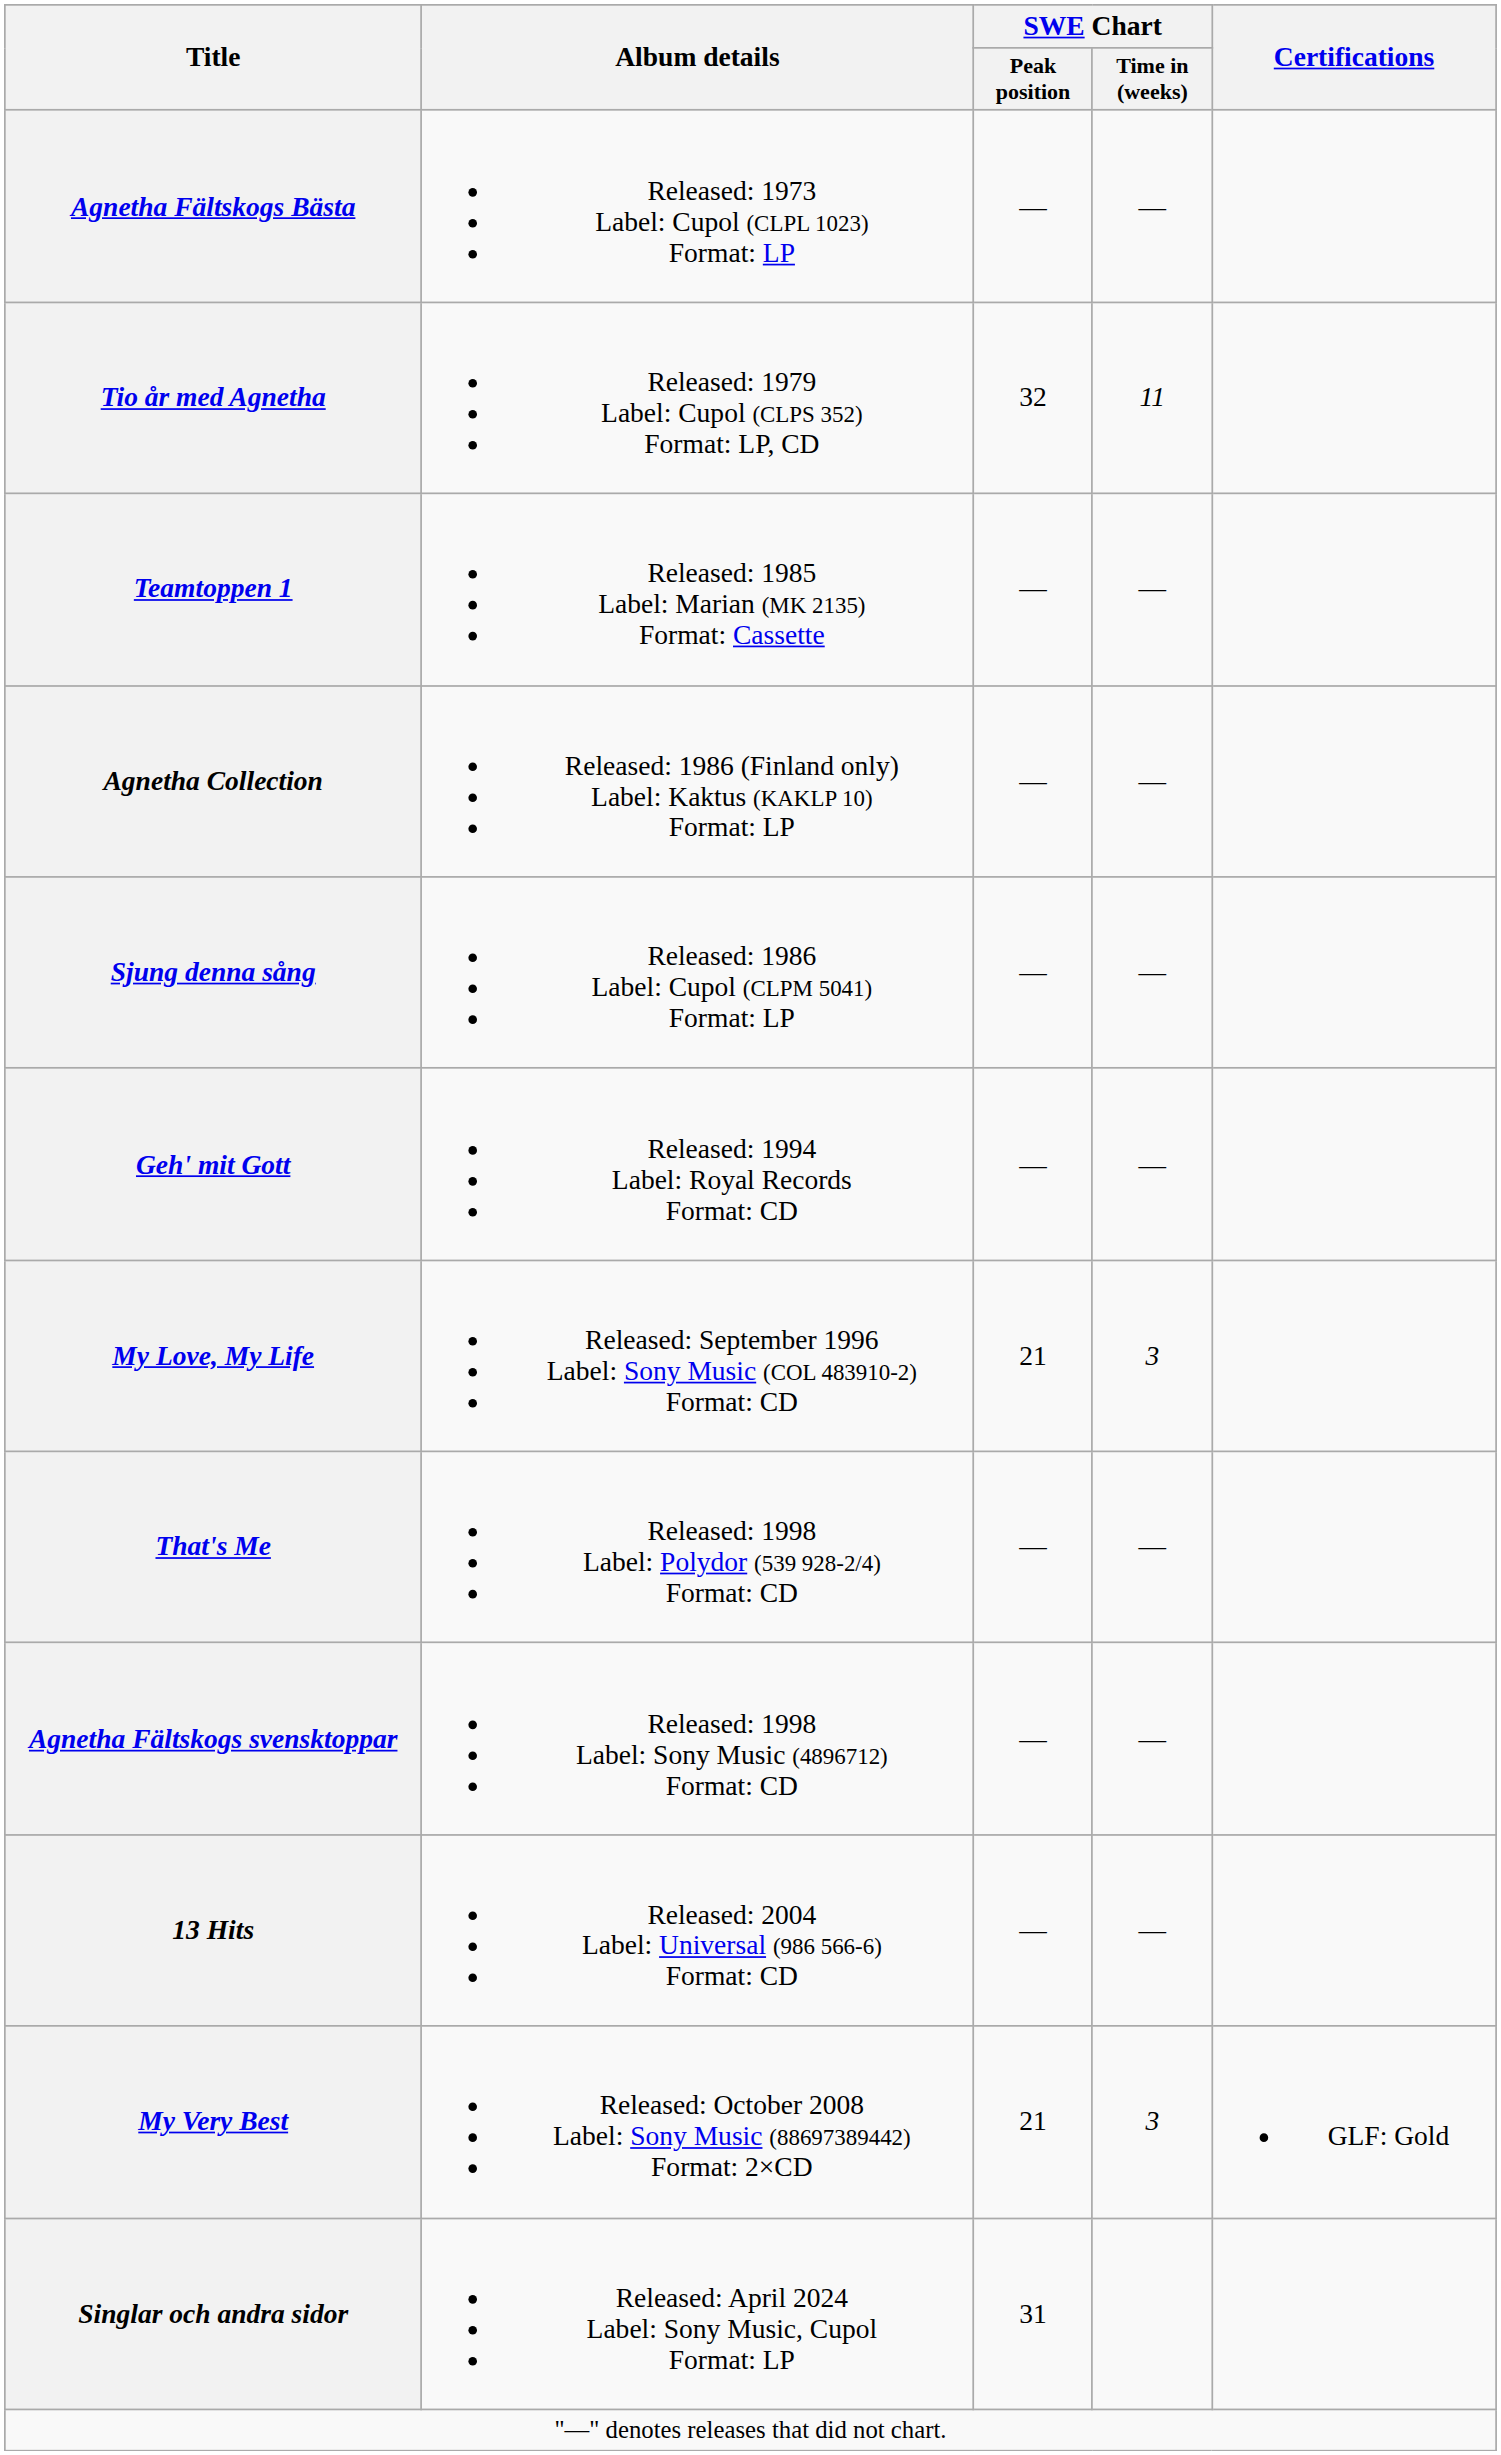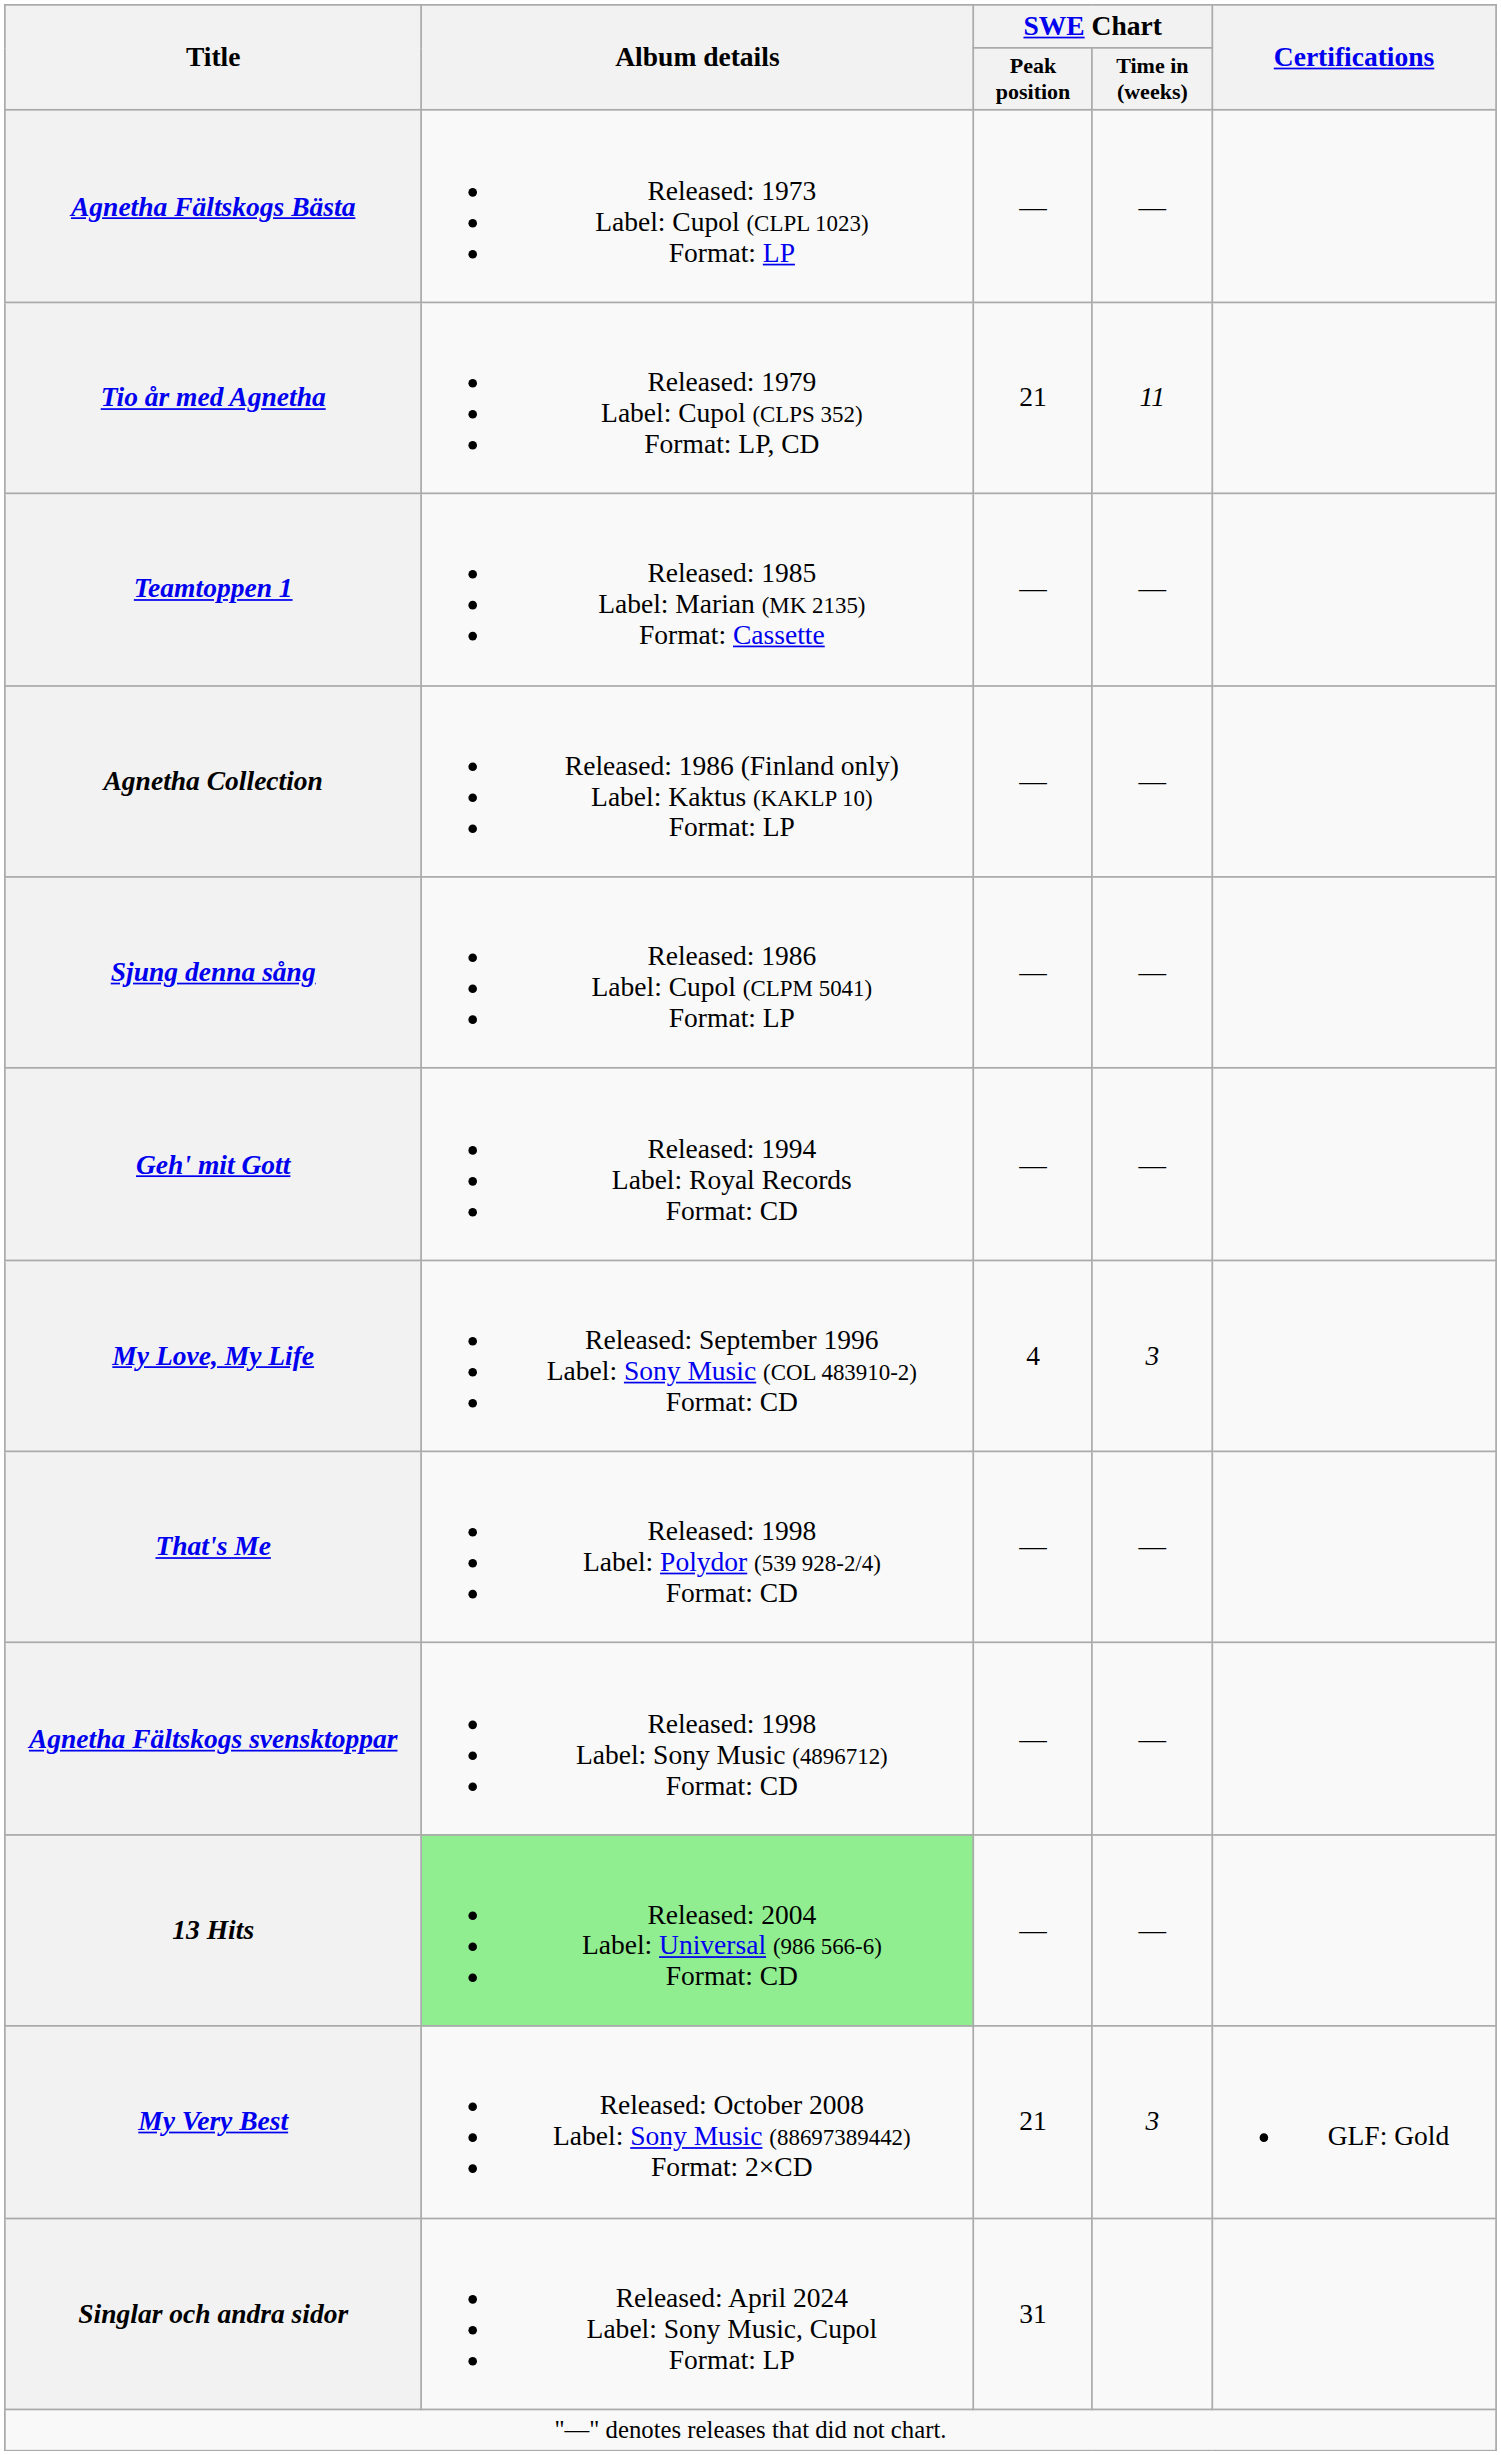(1033, 397) 32 -> (1033, 397) 21
(1033, 1355) 21 -> (1033, 1355) 4
(697, 1946) no background -> (697, 1946) lightgreen background
